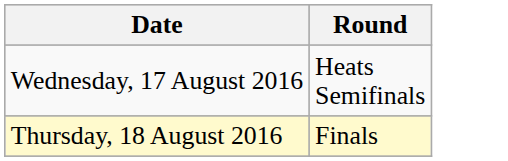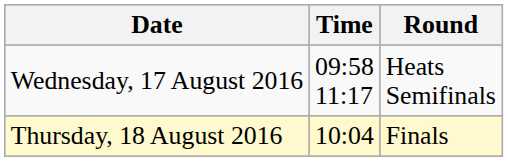+ column: (344, 24)
